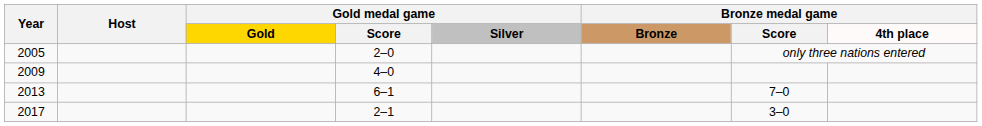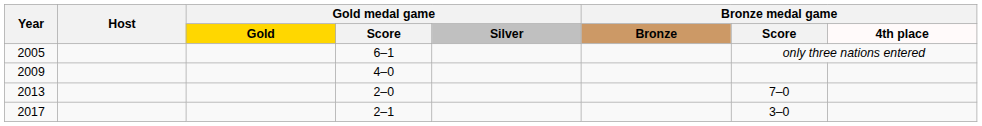(384, 53) 2–0 -> (384, 53) 6–1
(384, 92) 6–1 -> (384, 92) 2–0
